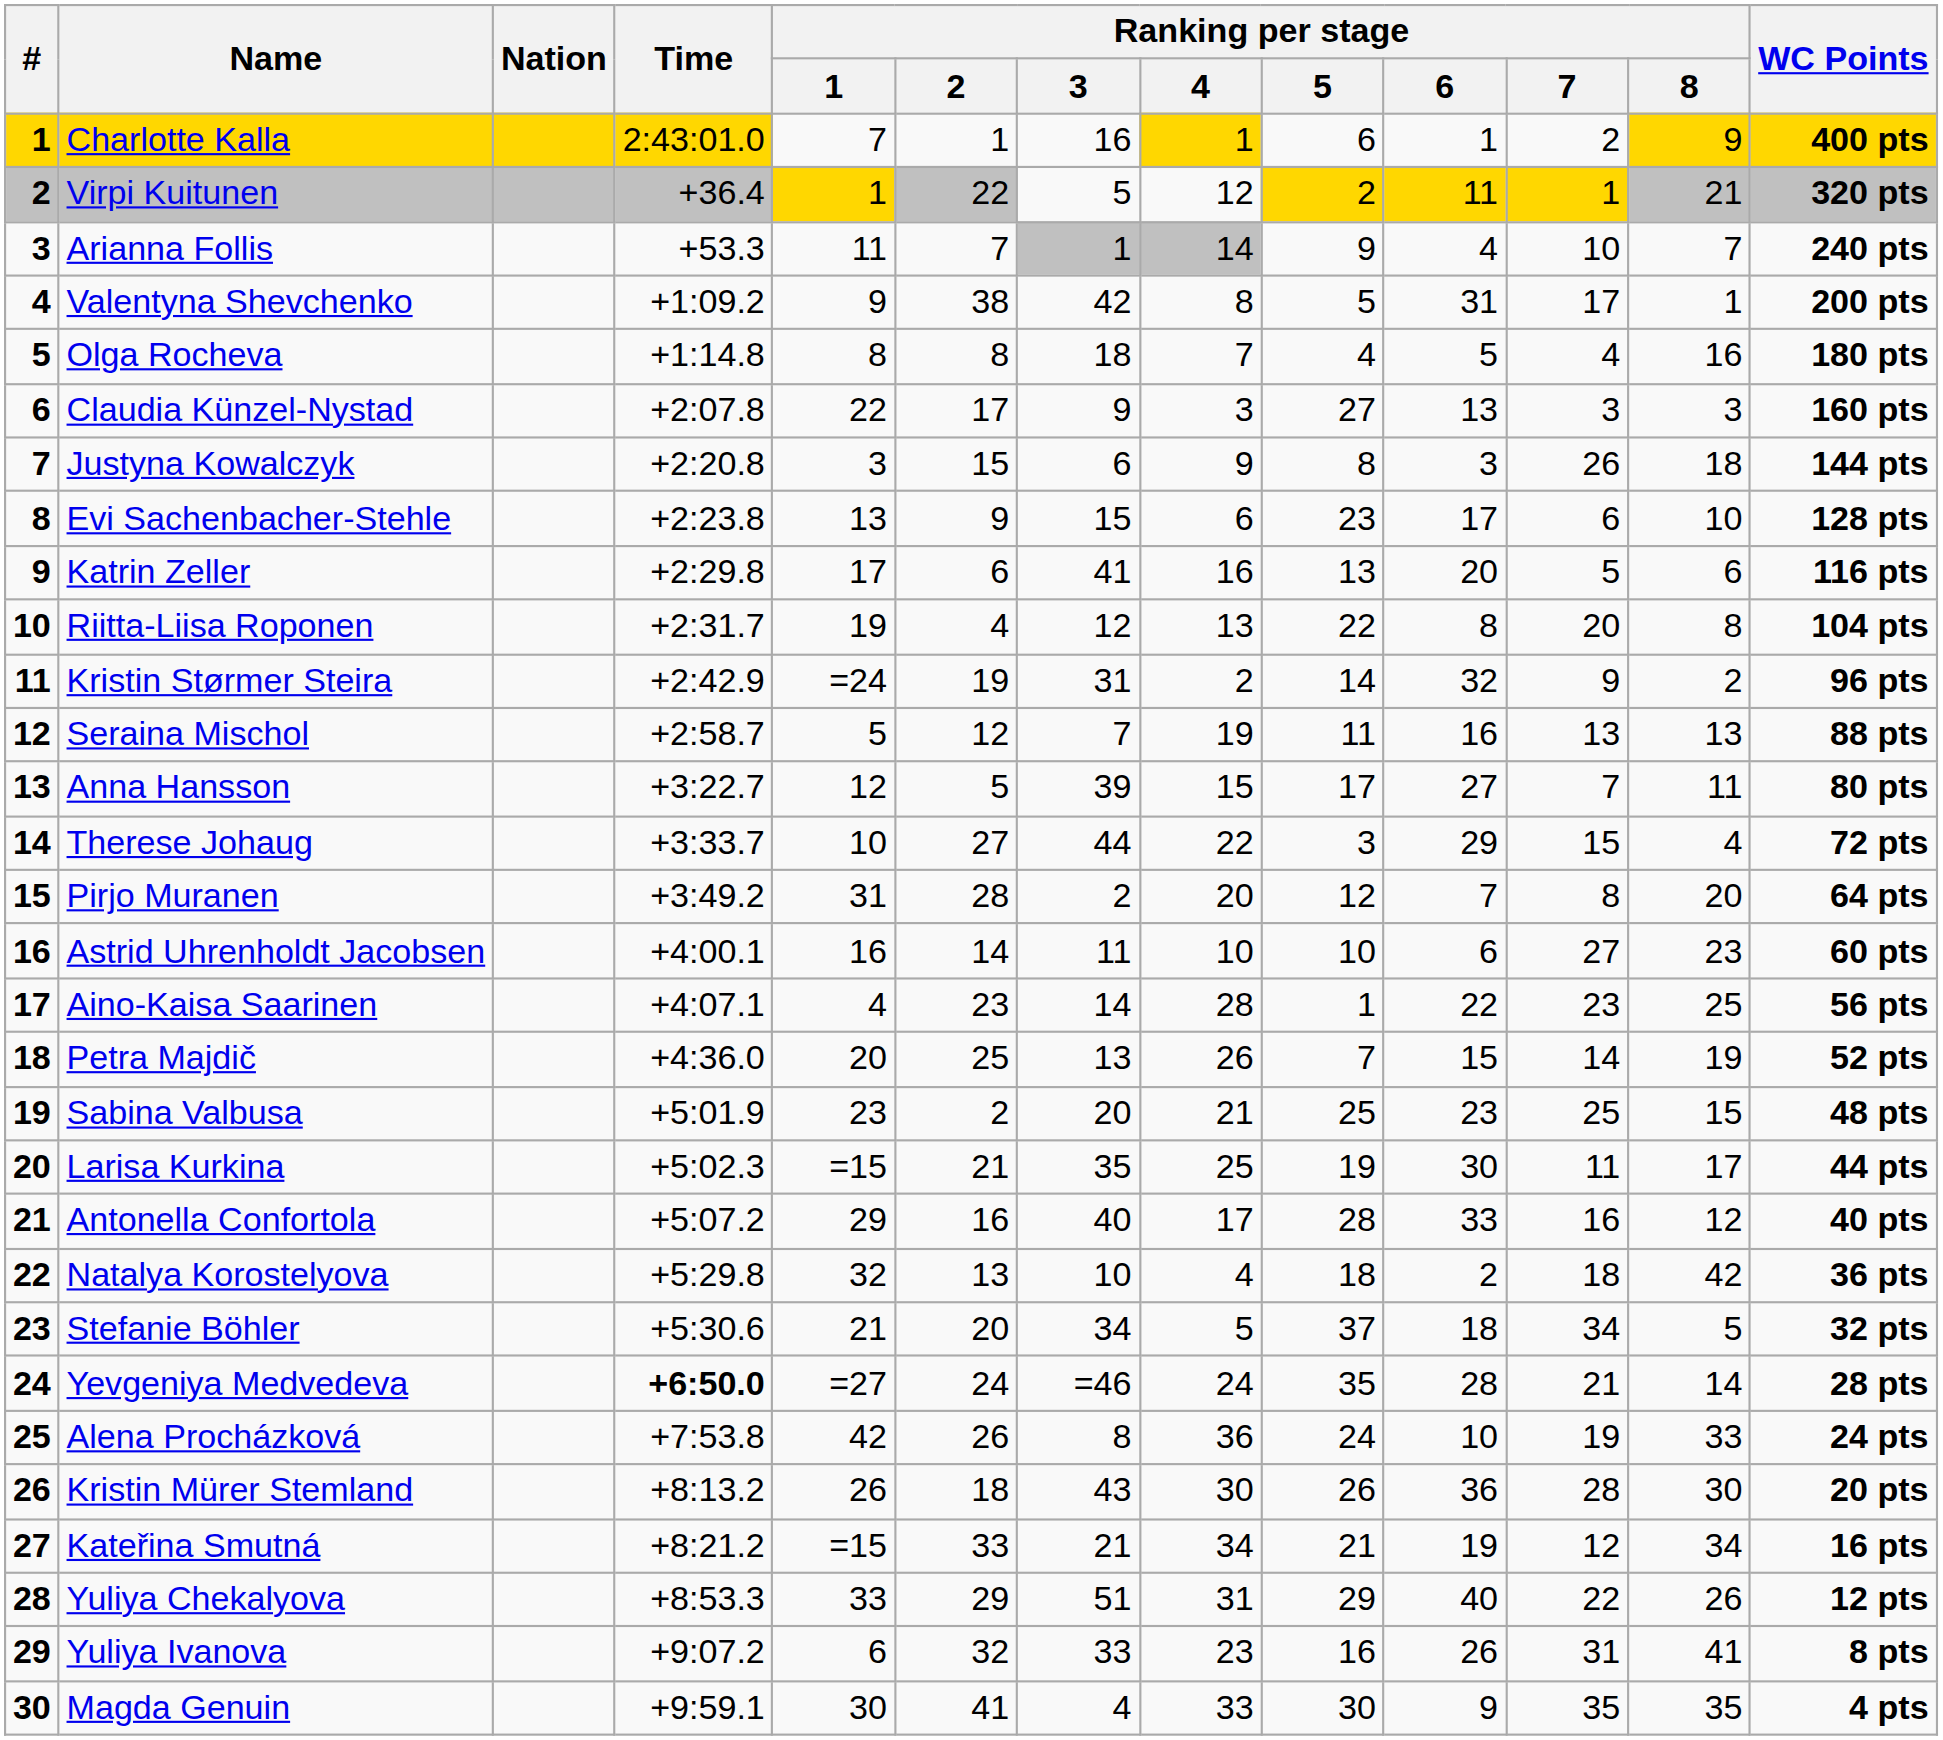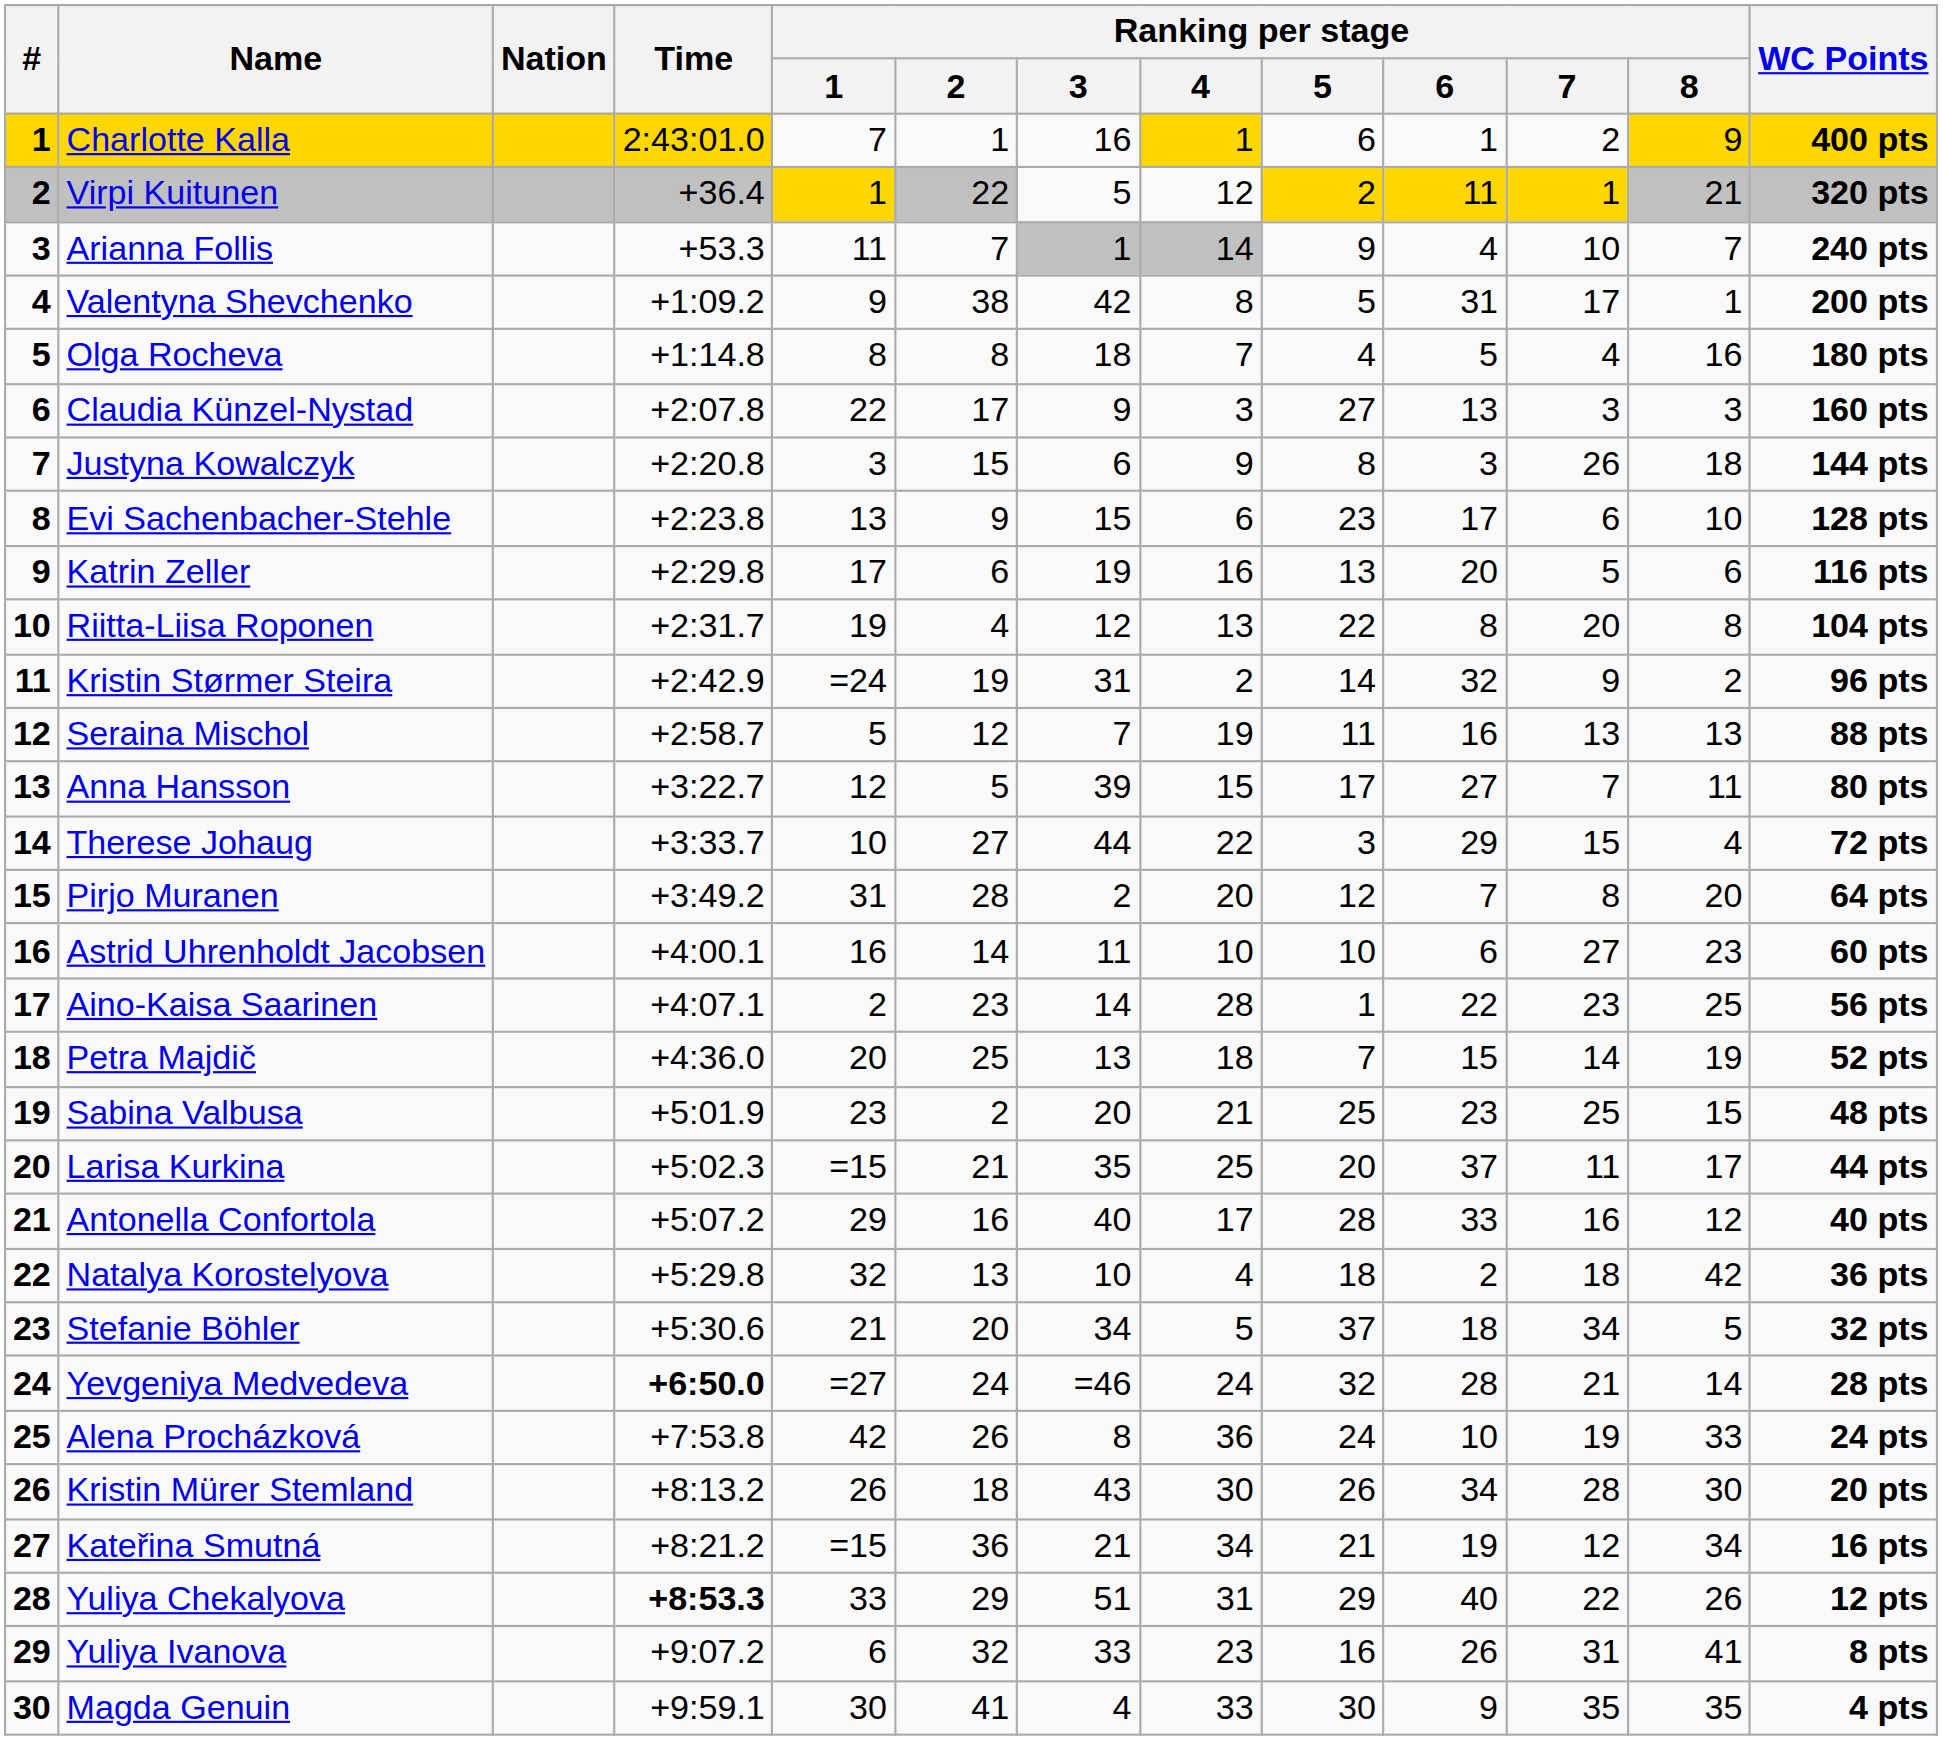(1112, 572) 41 -> (1112, 572) 19
(878, 1004) 4 -> (878, 1004) 2
(1235, 1058) 26 -> (1235, 1058) 18
(1357, 1166) 19 -> (1357, 1166) 20
(1479, 1166) 30 -> (1479, 1166) 37
(1357, 1382) 35 -> (1357, 1382) 32
(1479, 1490) 36 -> (1479, 1490) 34
(990, 1544) 33 -> (990, 1544) 36
(707, 1598) normal -> (707, 1598) bold
